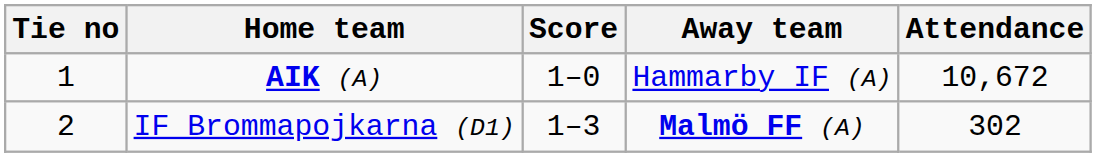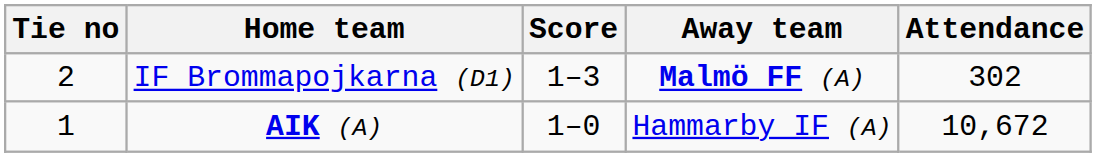rows swapped: (324, 78) <-> (324, 126)
